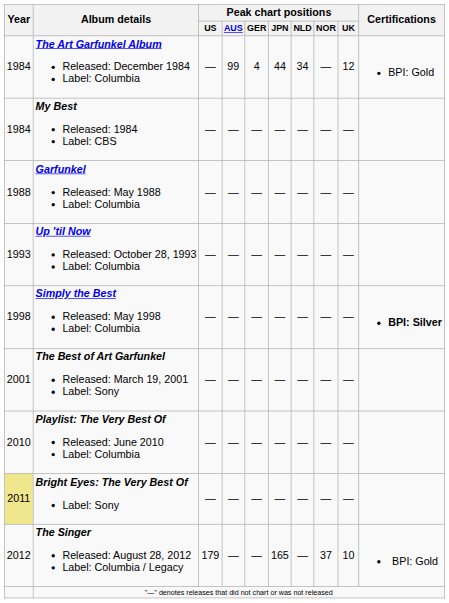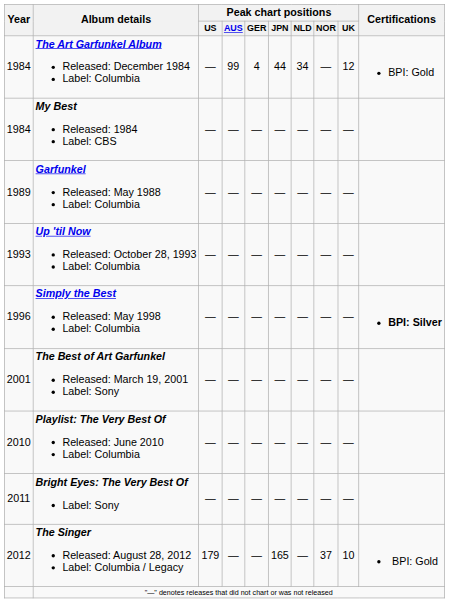(19, 192) 1988 -> (19, 192) 1989
(19, 317) 1998 -> (19, 317) 1996
(19, 498) khaki background -> (19, 498) no background
